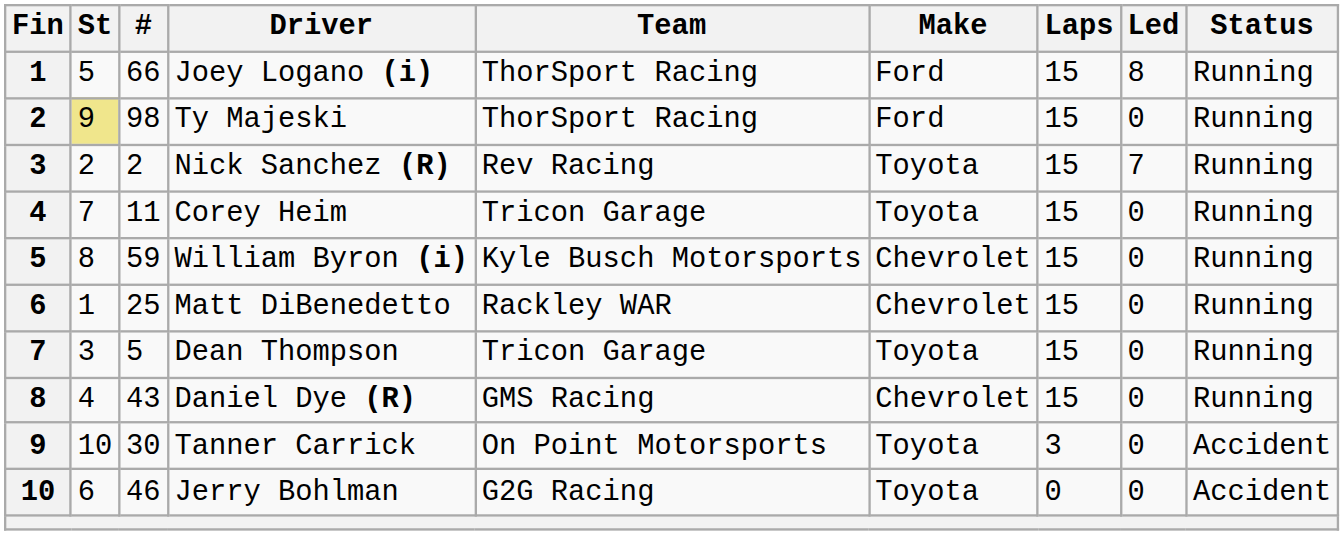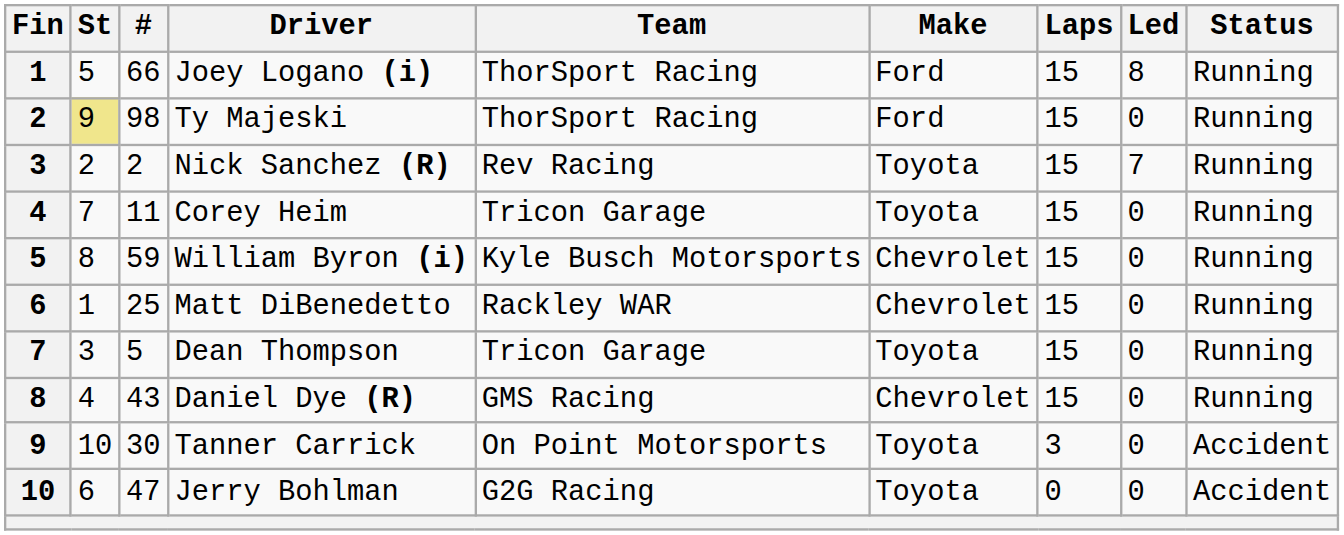(143, 493) 46 -> (143, 493) 47
